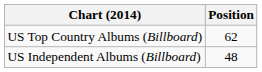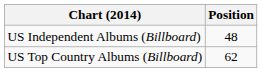rows swapped: (105, 36) <-> (104, 57)
